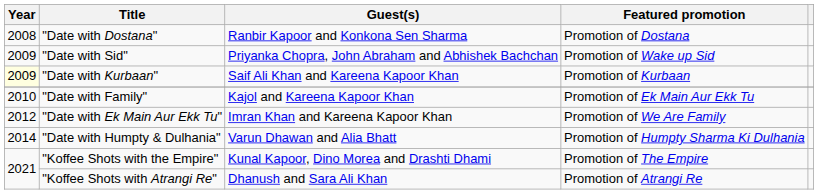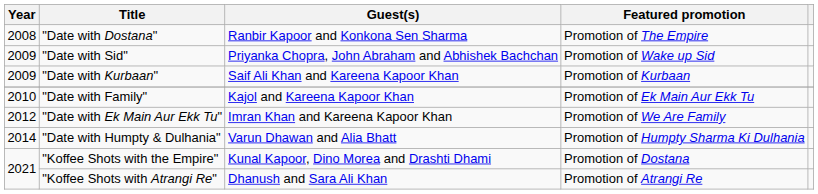(627, 35) Promotion of Dostana -> (636, 35) Promotion of The Empire
(22, 76) lightyellow background -> (22, 76) no background
(636, 158) Promotion of The Empire -> (627, 158) Promotion of Dostana
